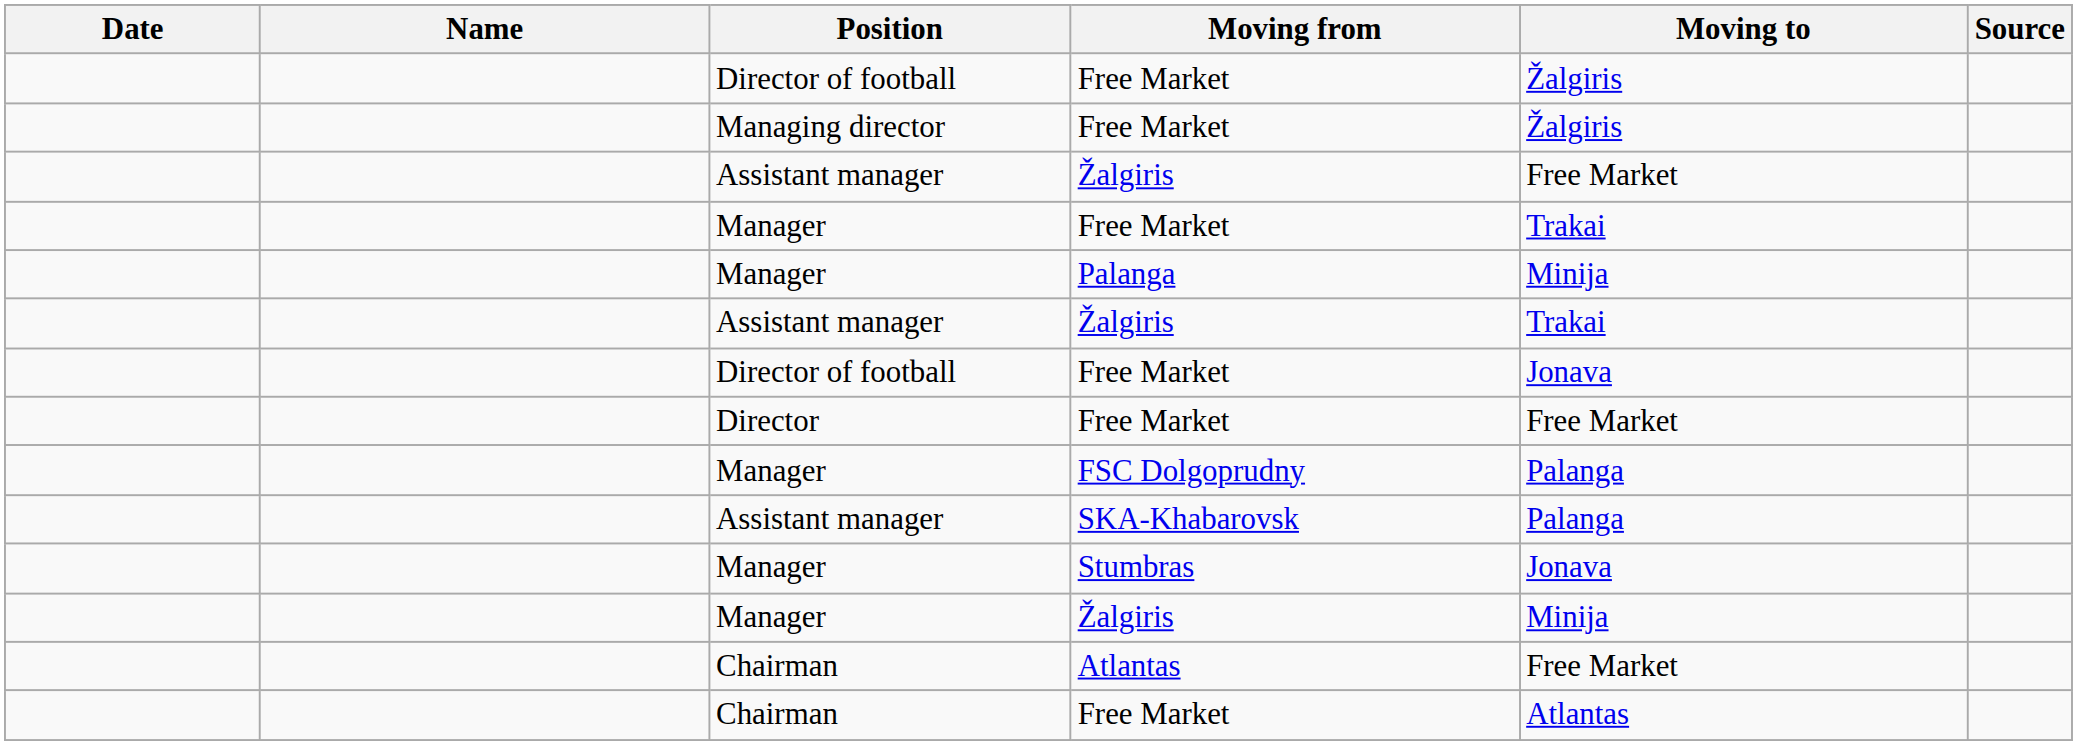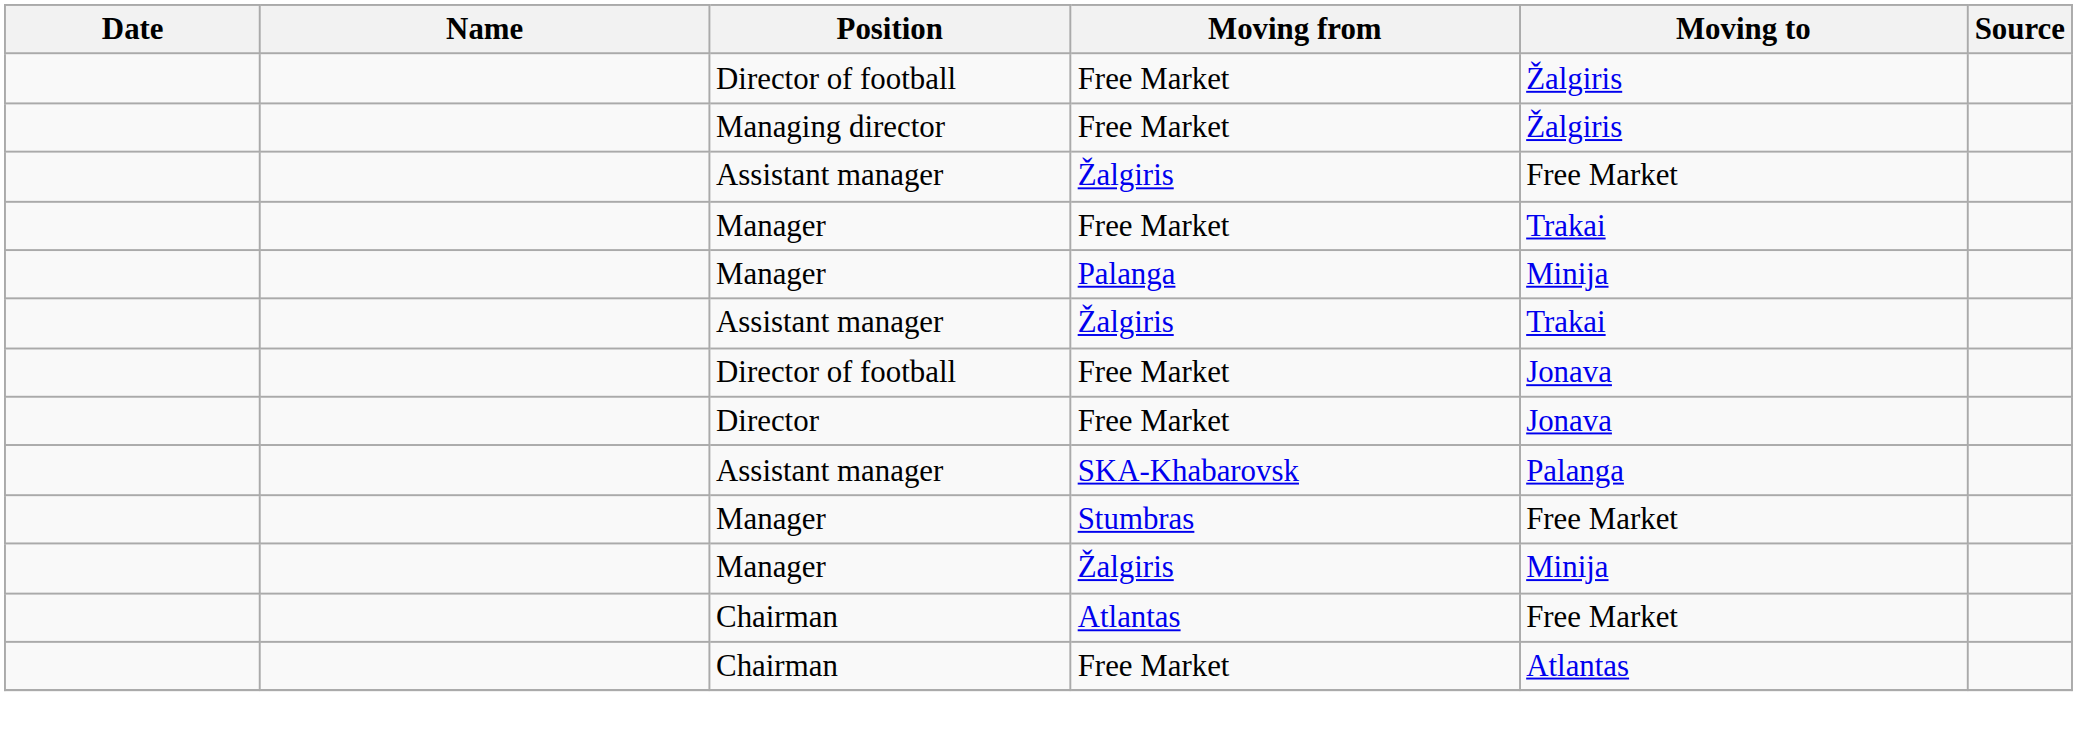(1602, 420) Free Market -> (1569, 420) Jonava
- row: (771, 469)
(1569, 567) Jonava -> (1602, 518) Free Market
